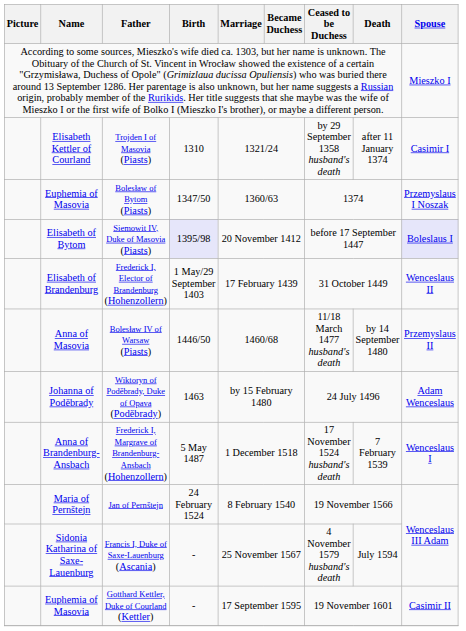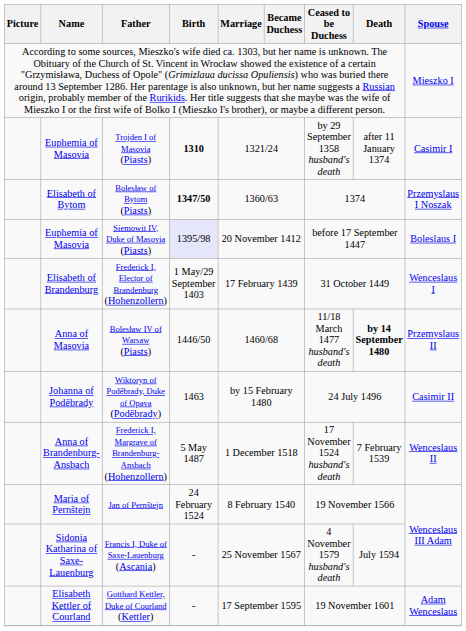(71, 148) Elisabeth Kettler of Courland -> (71, 148) Euphemia of Masovia
(194, 148) normal -> (194, 148) bold
(71, 199) Euphemia of Masovia -> (71, 199) Elisabeth of Bytom
(194, 199) normal -> (194, 199) bold
(71, 238) Elisabeth of Bytom -> (71, 238) Euphemia of Masovia
(430, 238) lavender background -> (433, 238) no background
(430, 283) Wenceslaus II -> (433, 283) Wenceslaus I
(377, 340) normal -> (379, 340) bold
(430, 397) Adam Wenceslaus -> (433, 397) Casimir II
(430, 453) Wenceslaus I -> (433, 453) Wenceslaus II
(71, 605) Euphemia of Masovia -> (71, 605) Elisabeth Kettler of Courland
(430, 605) Casimir II -> (433, 605) Adam Wenceslaus
